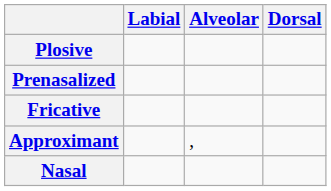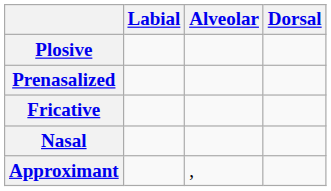rows swapped: (64, 170) <-> (64, 140)
